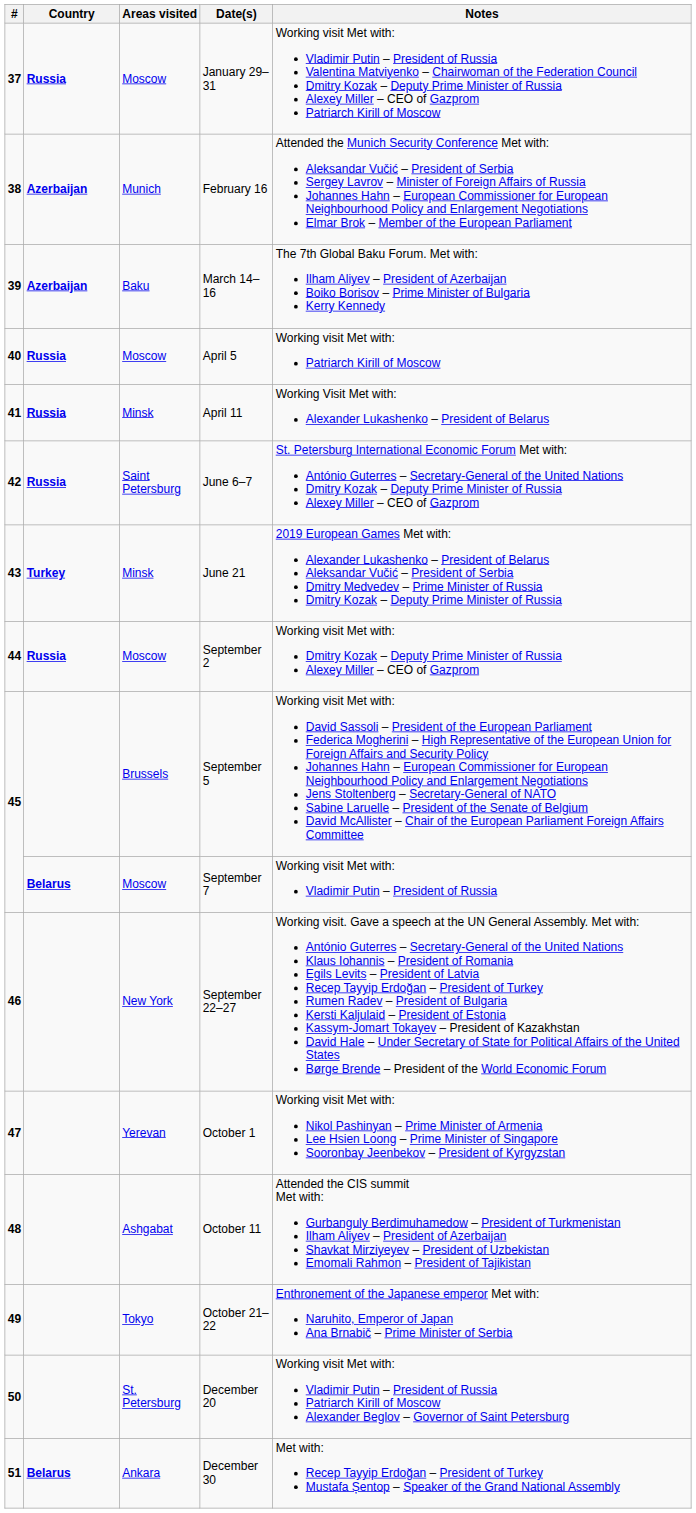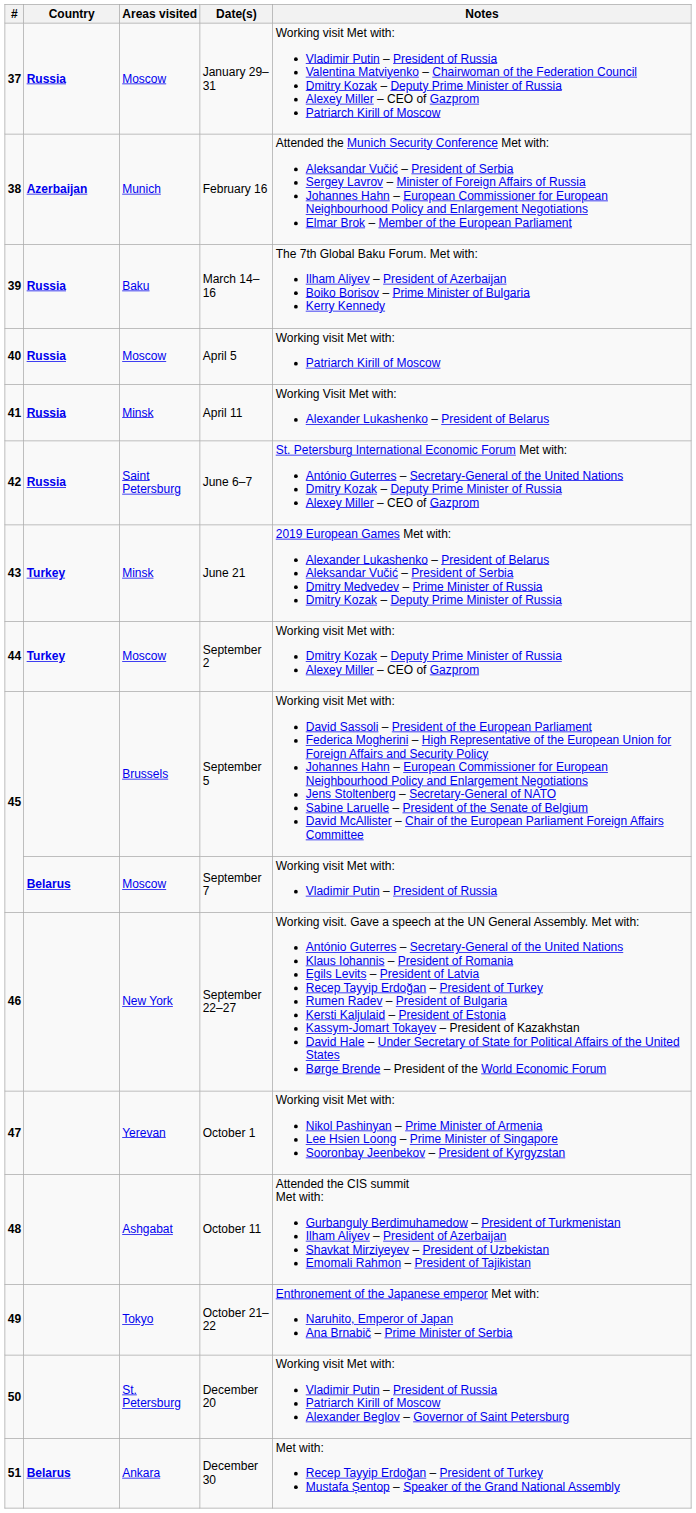(57, 286) Azerbaijan -> (46, 286) Russia
(46, 656) Russia -> (46, 656) Turkey
